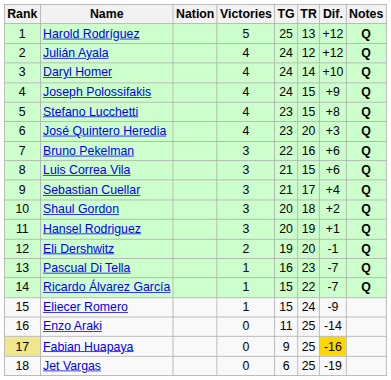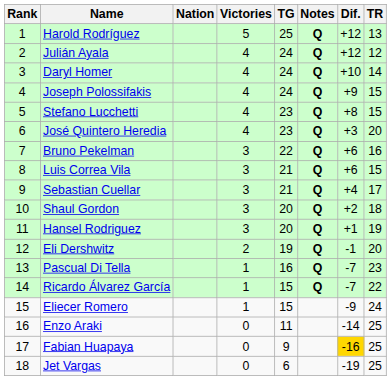columns swapped: (309, 14) <-> (366, 14)
(22, 346) khaki background -> (22, 346) no background
